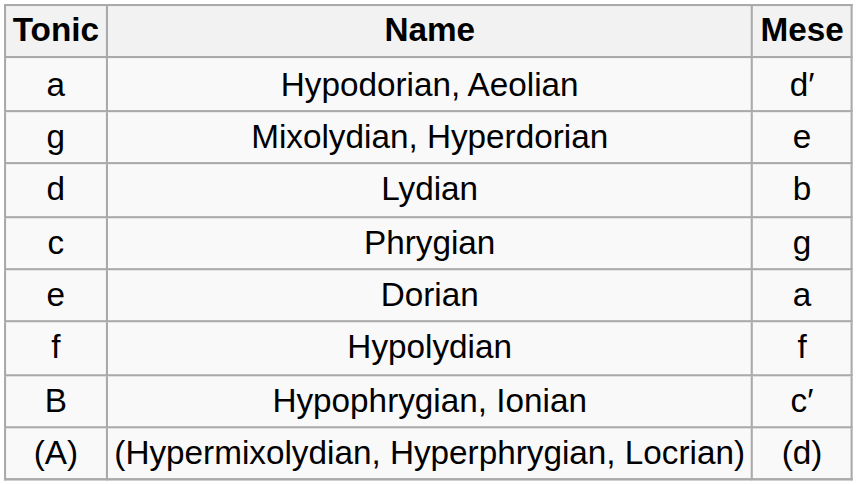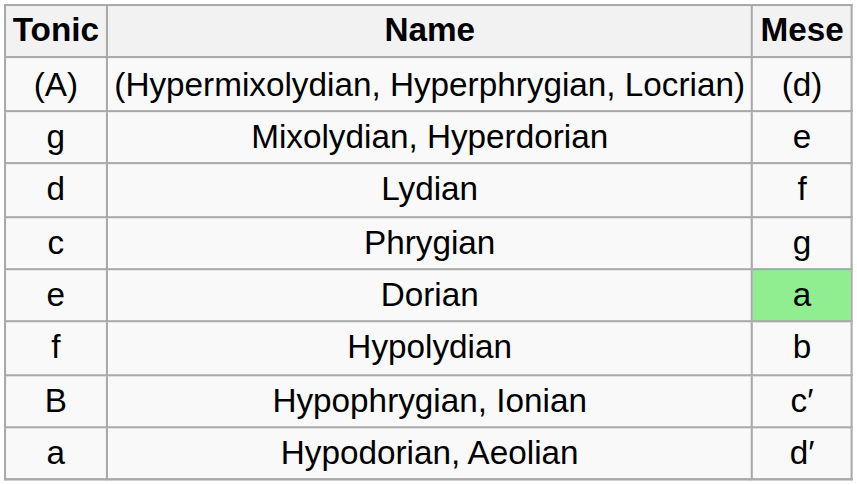rows swapped: (430, 453) <-> (430, 83)
(802, 189) b -> (802, 189) f
(802, 294) no background -> (802, 294) lightgreen background
(802, 347) f -> (802, 347) b
